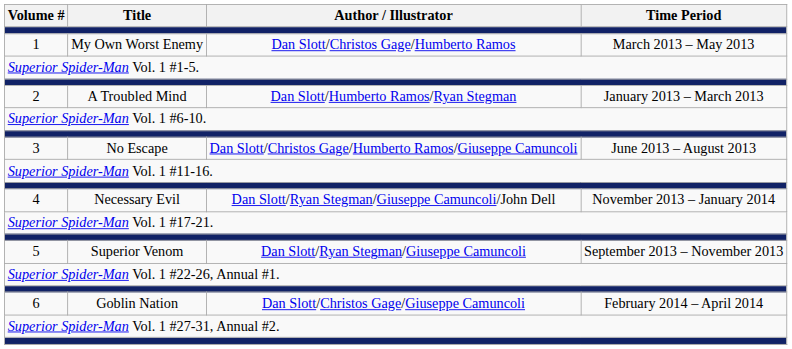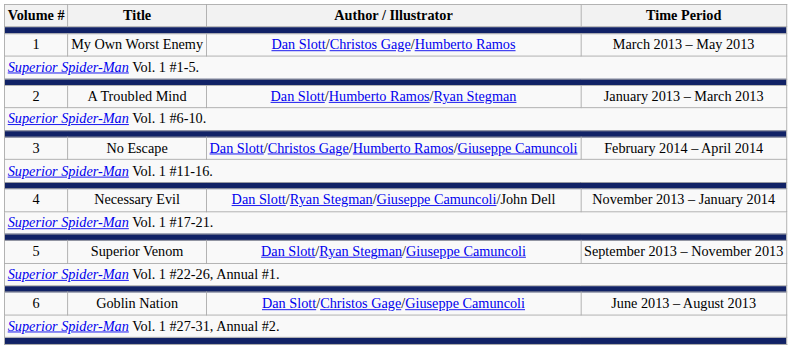(684, 148) June 2013 – August 2013 -> (684, 148) February 2014 – April 2014
(684, 303) February 2014 – April 2014 -> (684, 303) June 2013 – August 2013
